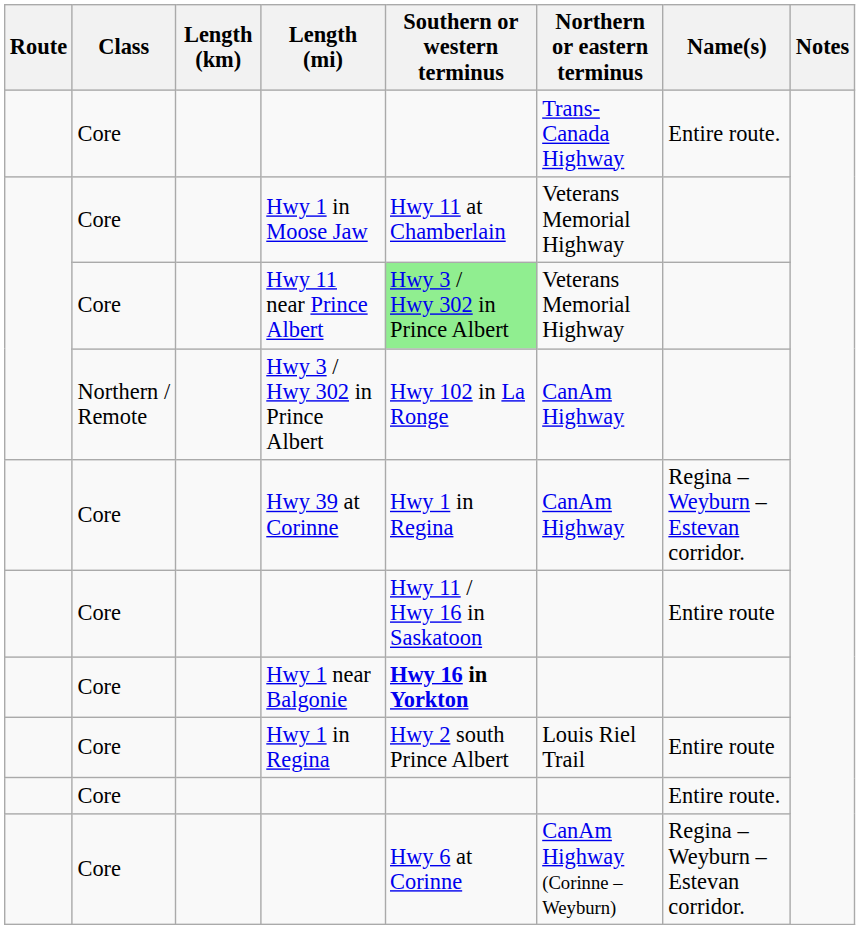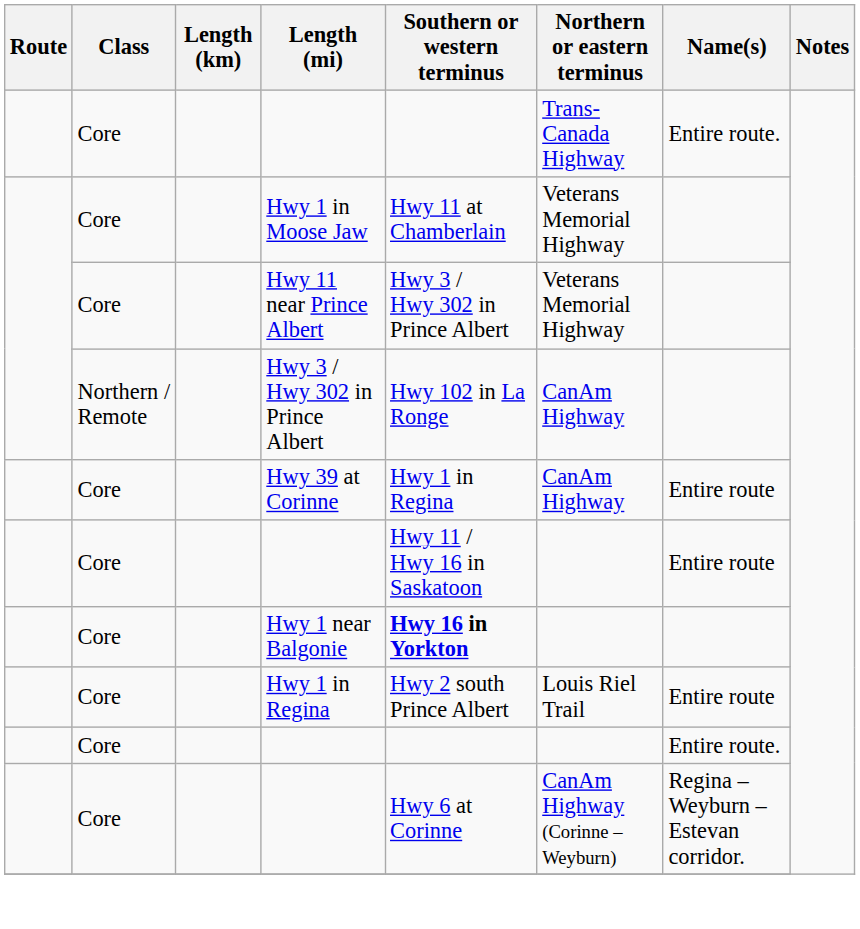(449, 305) lightgreen background -> (449, 305) no background
(718, 514) Regina – Weyburn – Estevan corridor. -> (722, 489) Entire route
